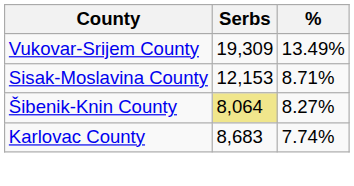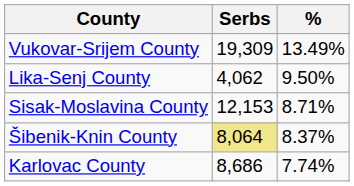+ row: (80, 78)
(308, 107) 8.27% -> (308, 136) 8.37%
(240, 136) 8,683 -> (240, 166) 8,686
